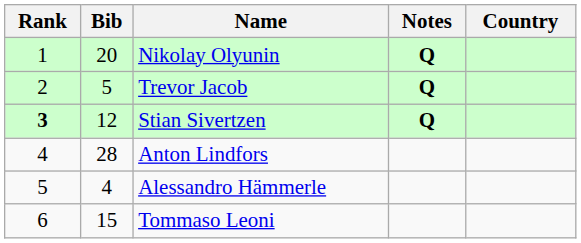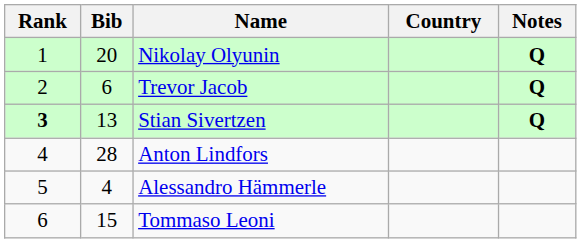columns swapped: (520, 21) <-> (427, 21)
(107, 87) 5 -> (107, 87) 6
(107, 120) 12 -> (107, 120) 13
